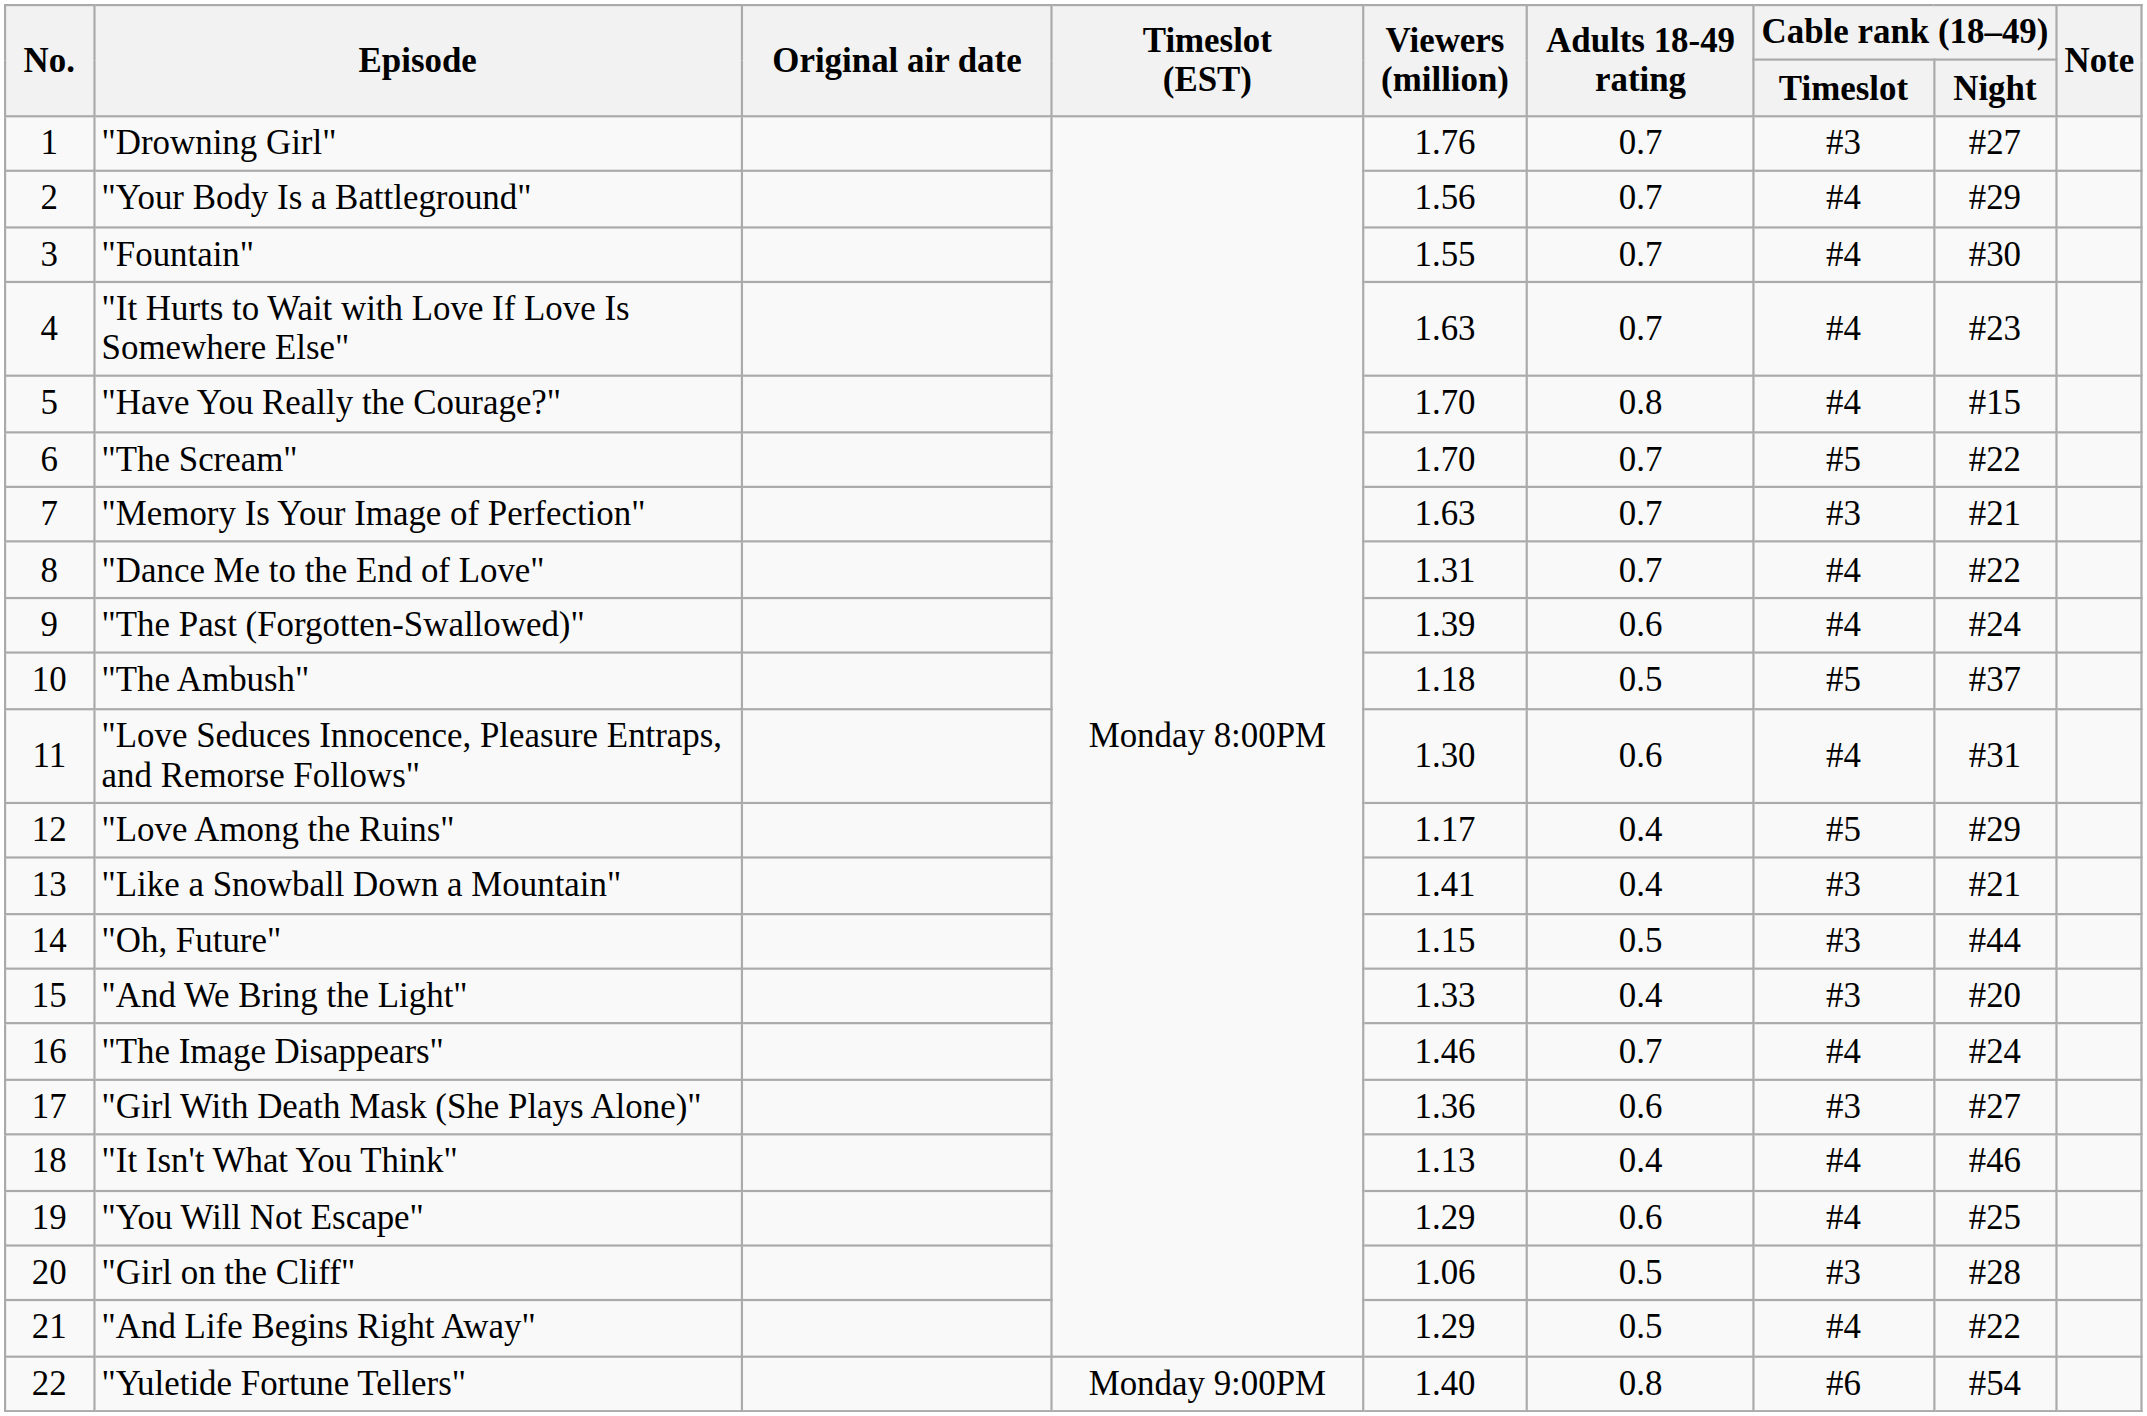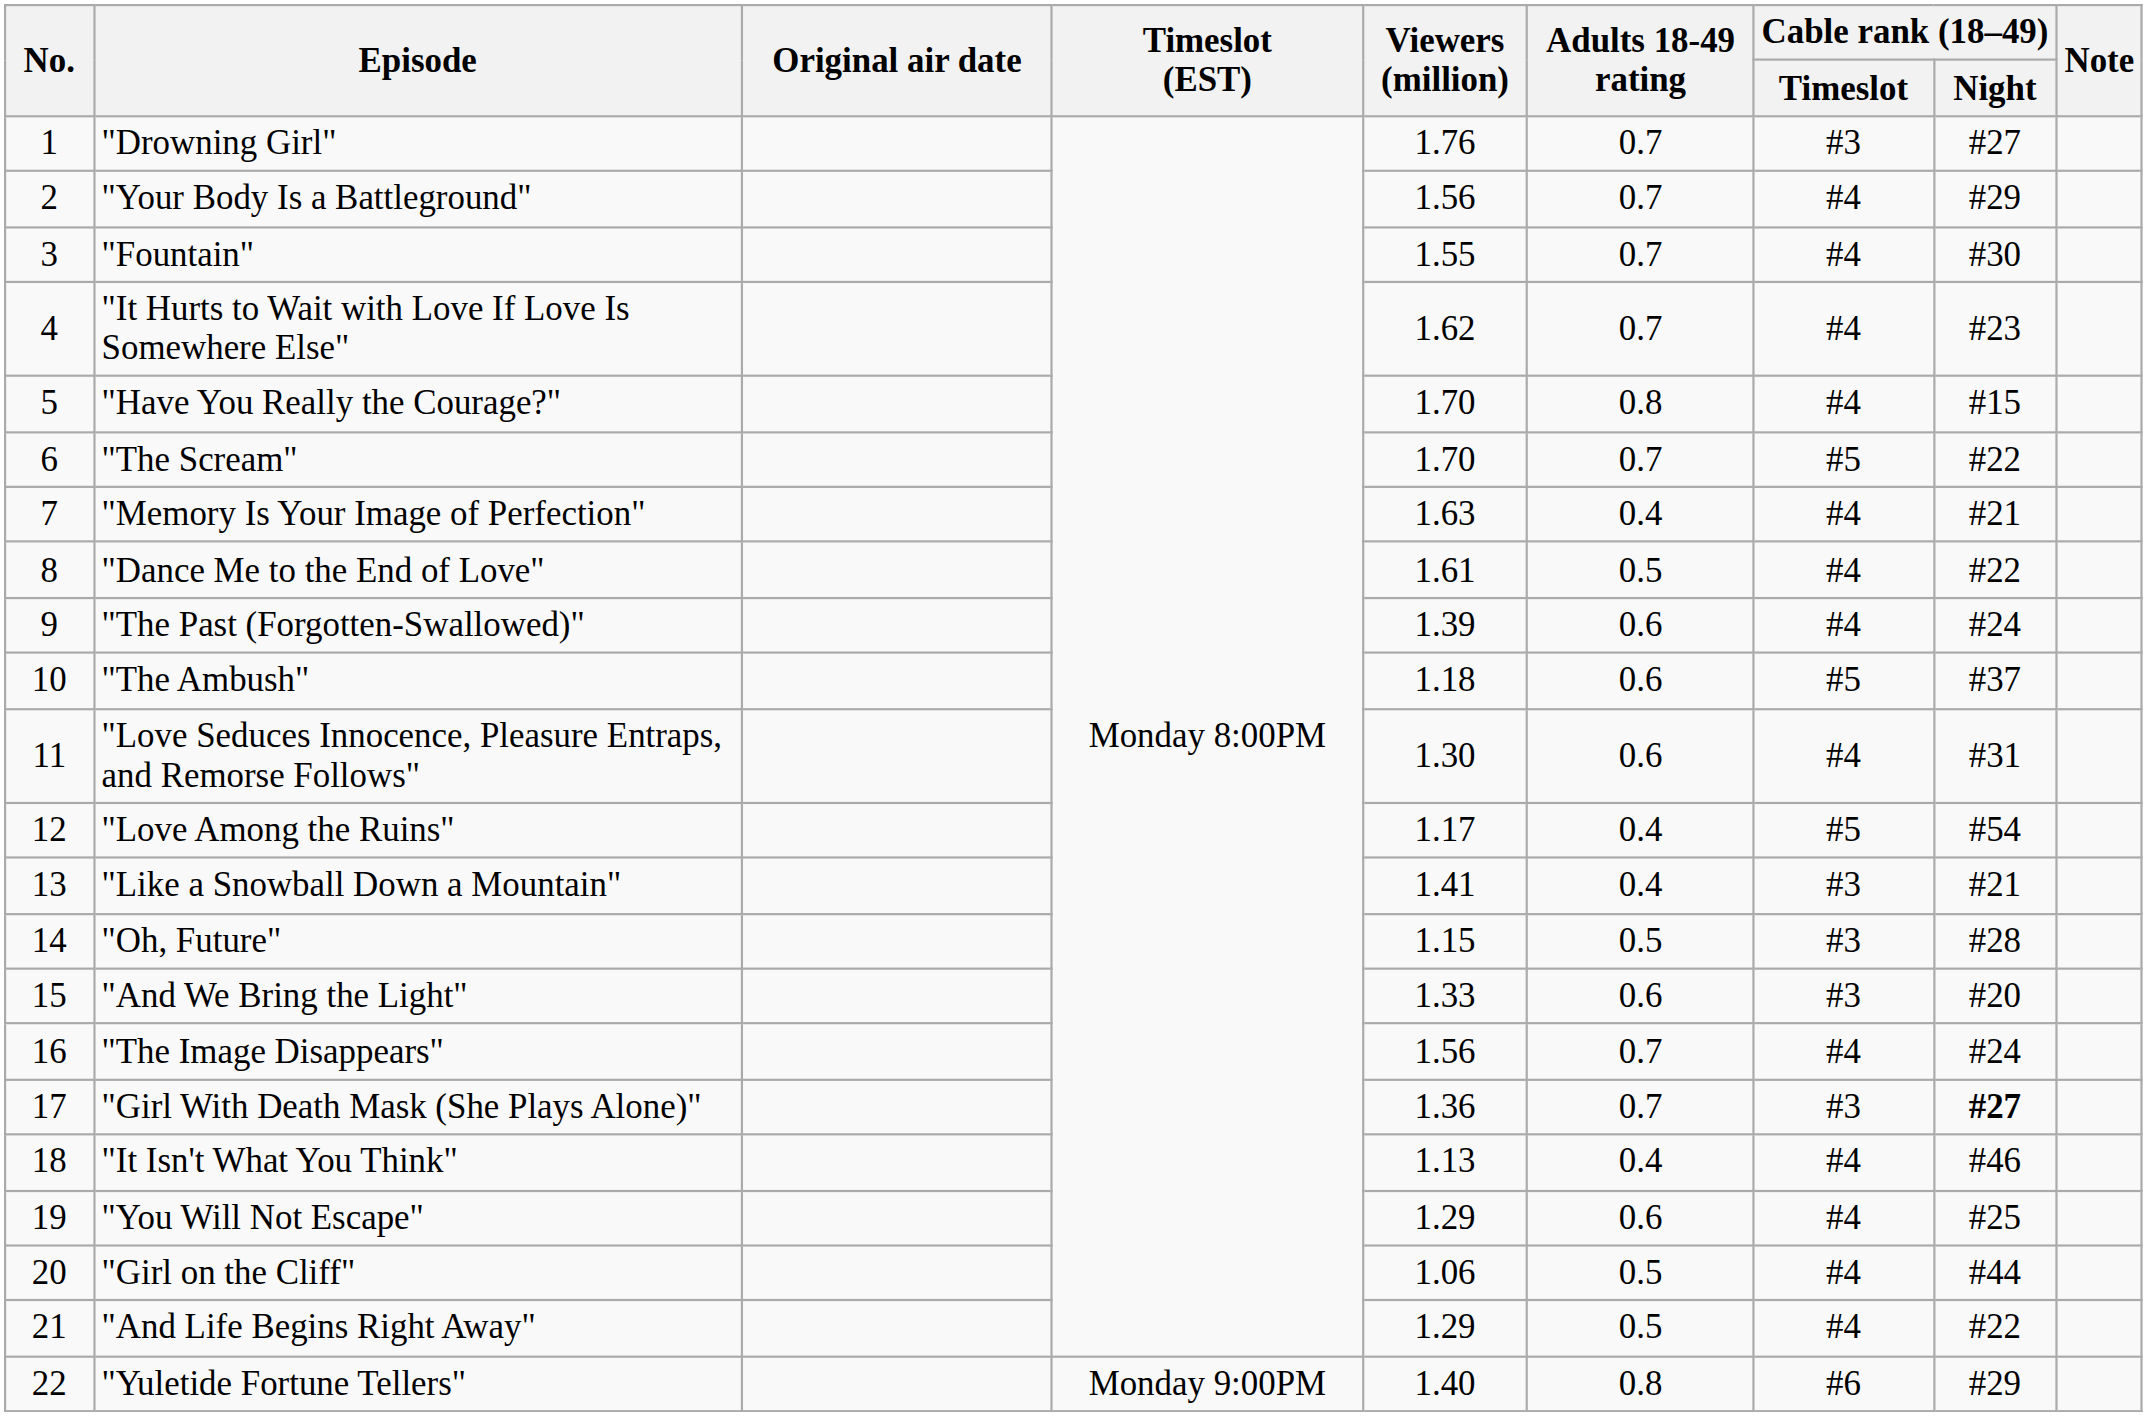(1445, 328) 1.63 -> (1445, 328) 1.62
(1641, 513) 0.7 -> (1641, 513) 0.4
(1843, 513) #3 -> (1843, 513) #4
(1445, 569) 1.31 -> (1445, 569) 1.61
(1641, 569) 0.7 -> (1641, 569) 0.5
(1641, 679) 0.5 -> (1641, 679) 0.6
(1995, 829) #29 -> (1995, 829) #54
(1995, 940) #44 -> (1995, 940) #28
(1641, 995) 0.4 -> (1641, 995) 0.6
(1445, 1051) 1.46 -> (1445, 1051) 1.56
(1641, 1106) 0.6 -> (1641, 1106) 0.7
(1995, 1106) normal -> (1995, 1106) bold
(1843, 1272) #3 -> (1843, 1272) #4
(1995, 1272) #28 -> (1995, 1272) #44
(1995, 1382) #54 -> (1995, 1382) #29
